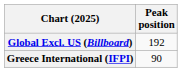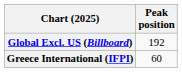(157, 59) 90 -> (157, 59) 60
